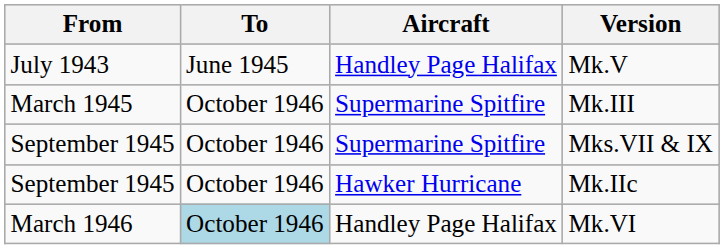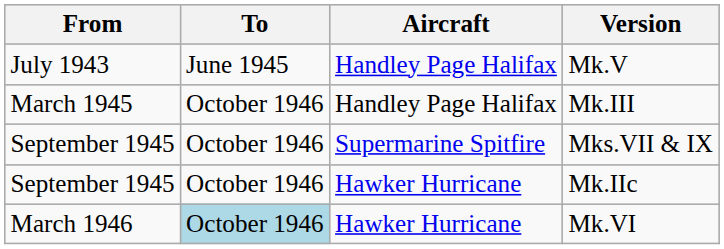(440, 104) Supermarine Spitfire -> (446, 104) Handley Page Halifax
(446, 223) Handley Page Halifax -> (428, 223) Hawker Hurricane
